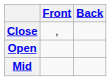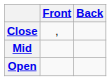rows swapped: (22, 66) <-> (22, 48)
